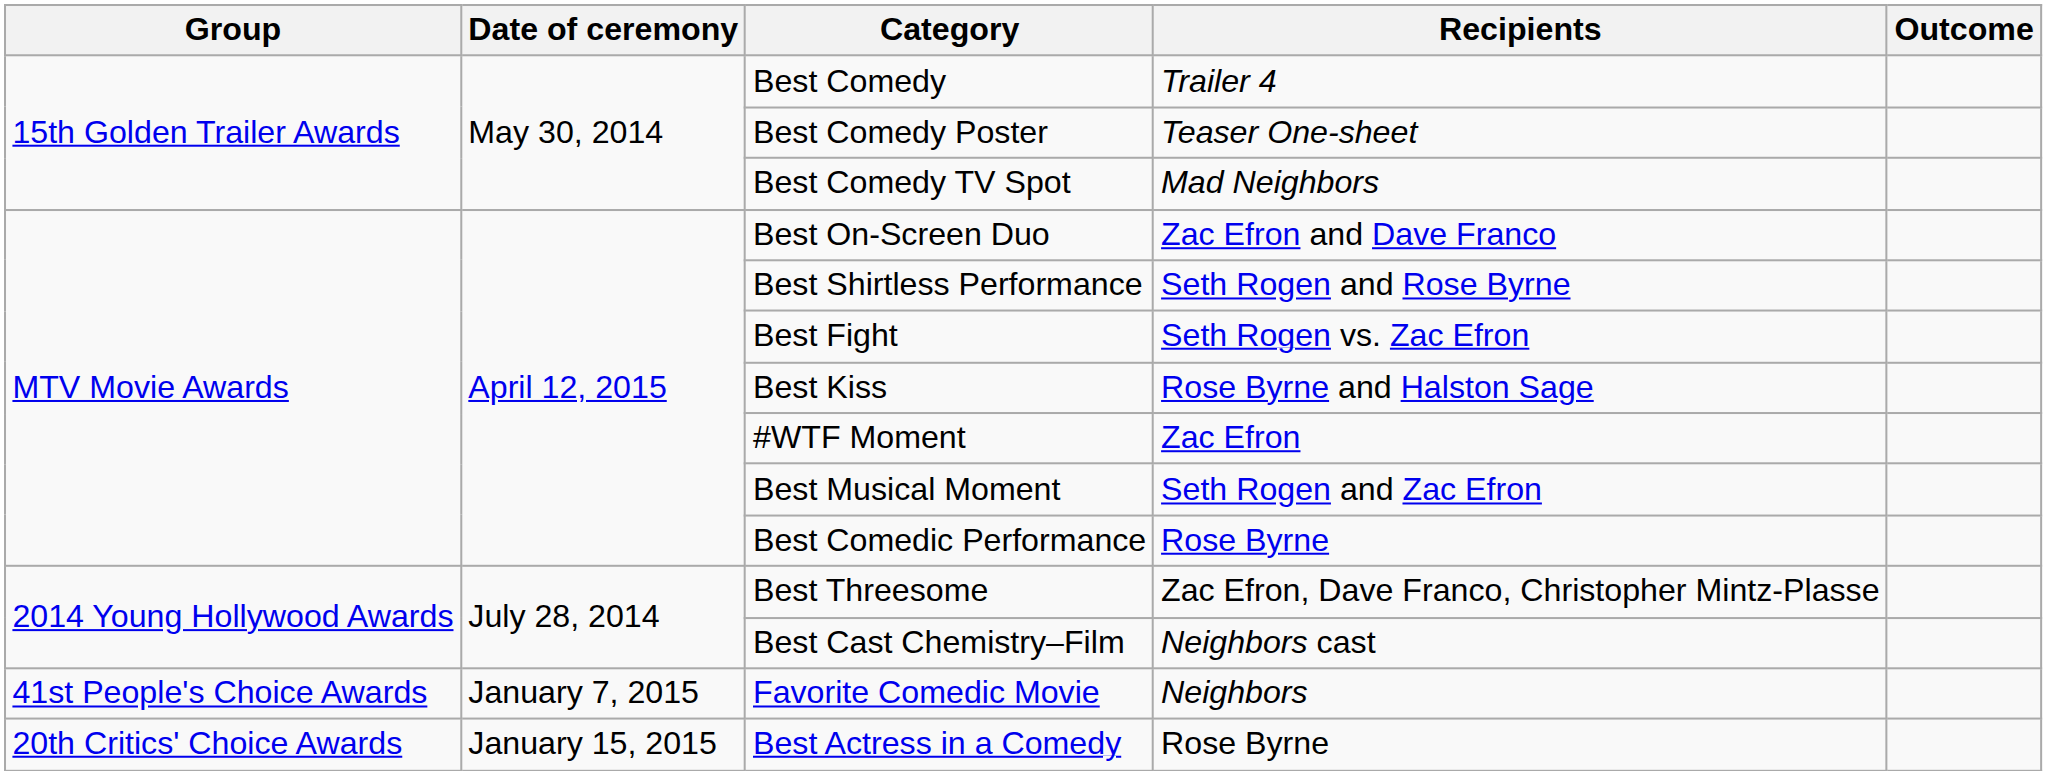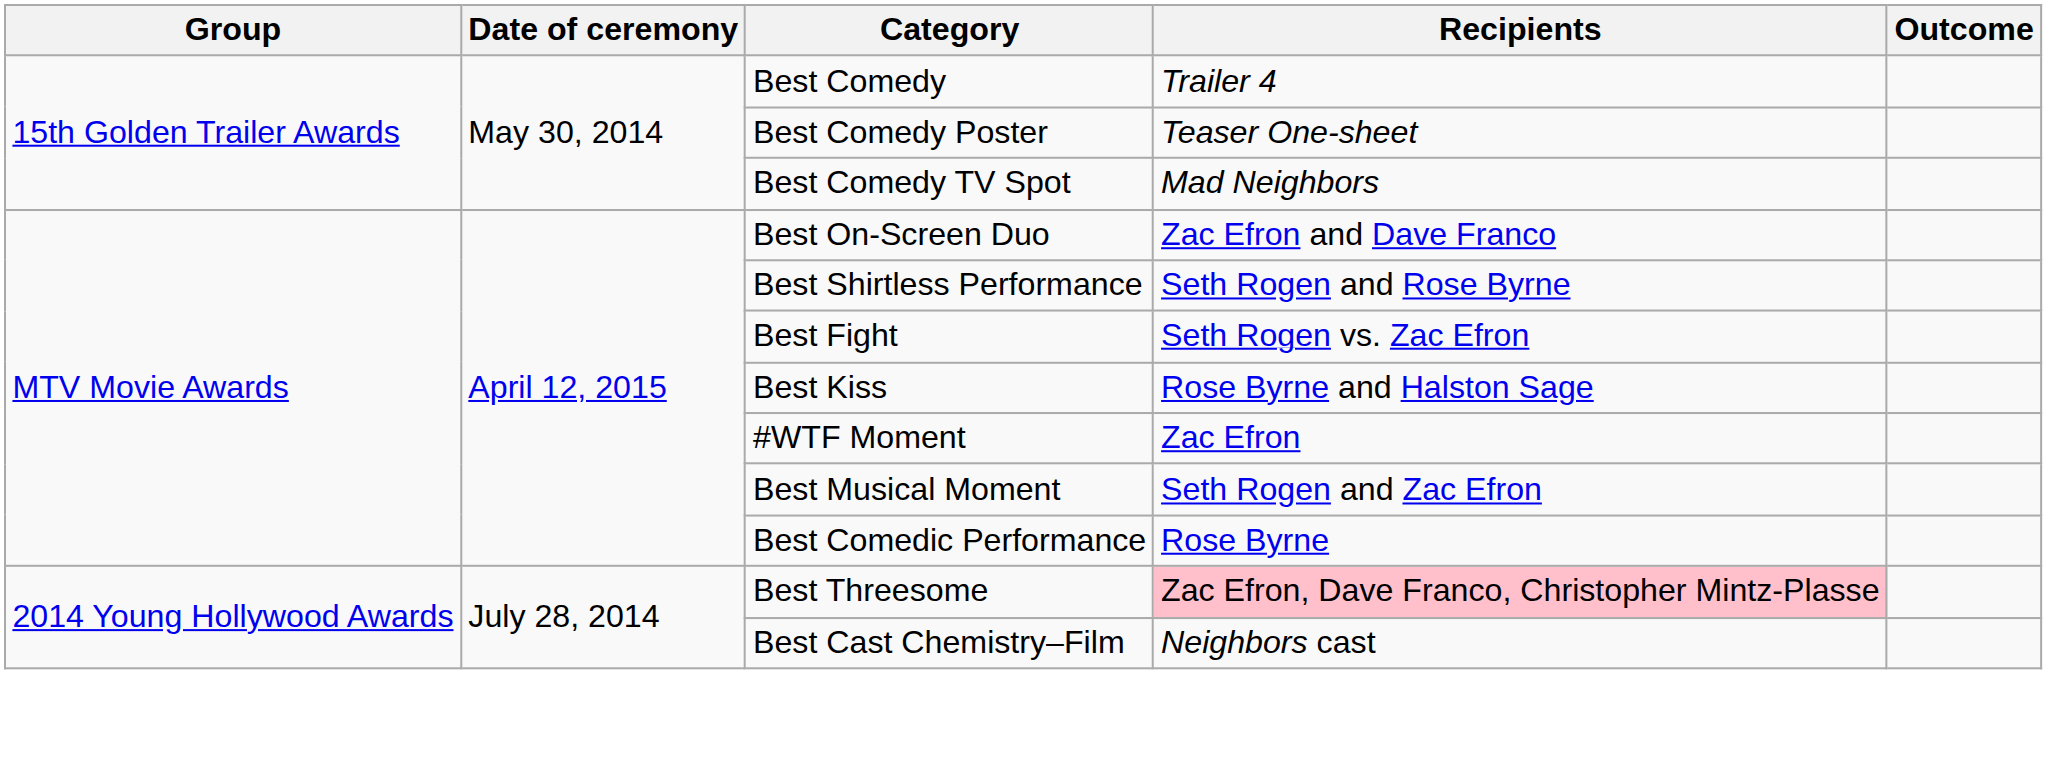(1520, 591) no background -> (1520, 591) pink background
- row: (926, 693)
- row: (937, 744)
